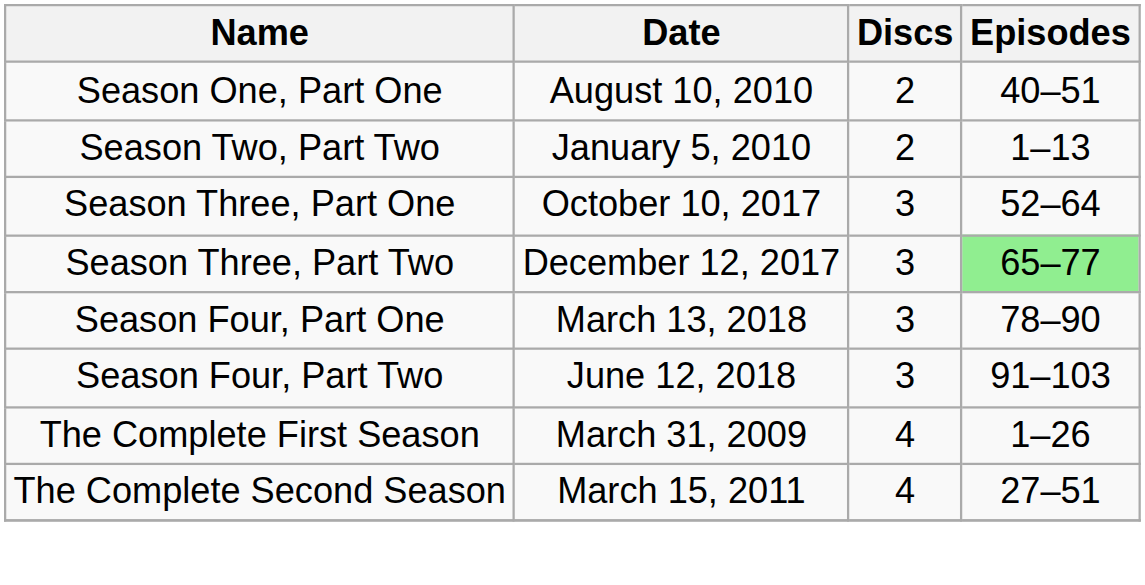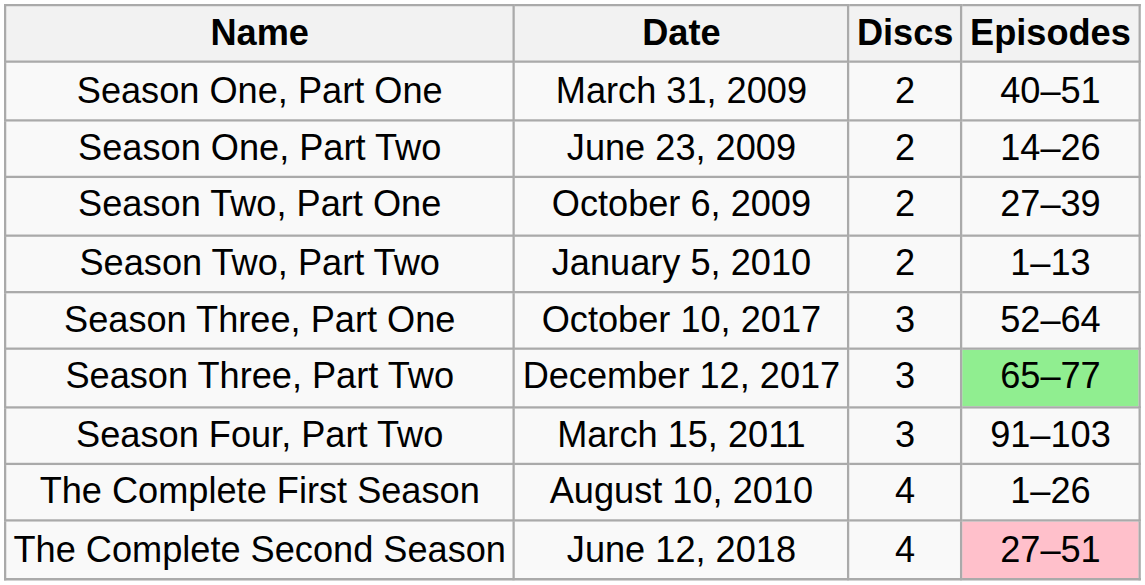(681, 90) August 10, 2010 -> (681, 90) March 31, 2009
+ row: (260, 147)
+ row: (260, 205)
- row: (260, 319)
(681, 377) June 12, 2018 -> (681, 434) March 15, 2011
(681, 434) March 31, 2009 -> (681, 491) August 10, 2010
(681, 491) March 15, 2011 -> (681, 549) June 12, 2018
(1050, 491) no background -> (1050, 549) pink background
